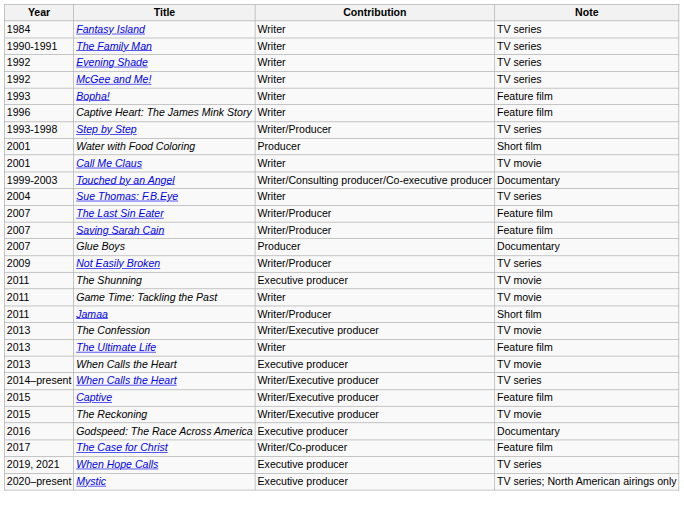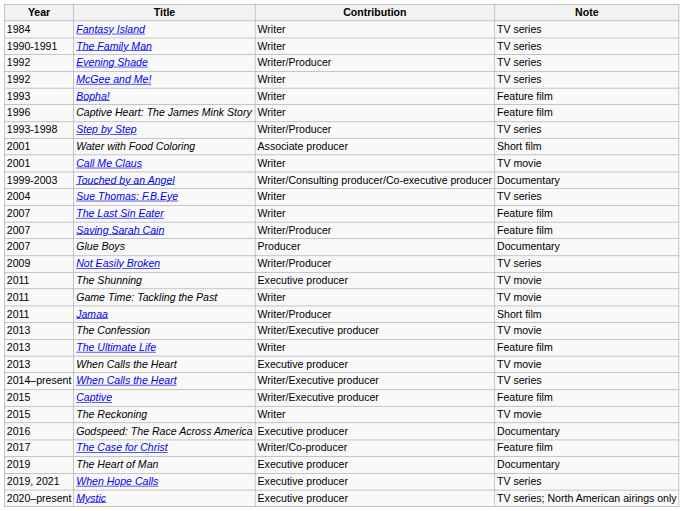(272, 63) Writer -> (294, 63) Writer/Producer
(279, 146) Producer -> (303, 146) Associate producer
(294, 213) Writer/Producer -> (272, 213) Writer
(318, 414) Writer/Executive producer -> (272, 414) Writer
+ row: (19, 465)
